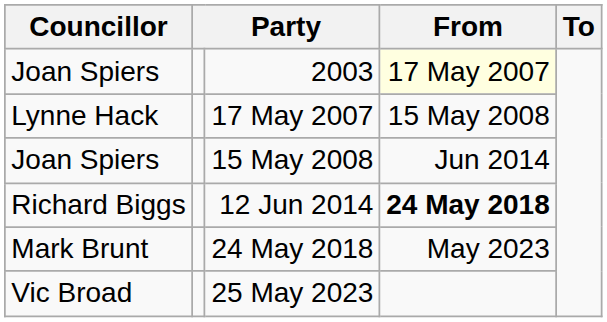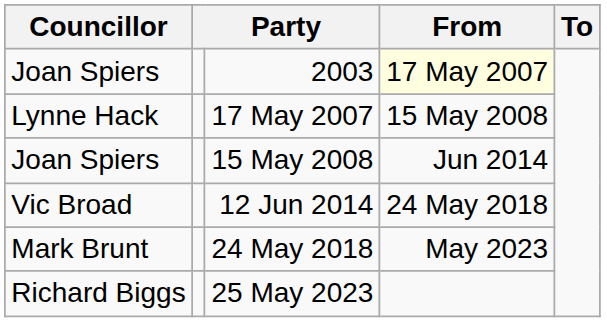(98, 204) Richard Biggs -> (72, 204) Vic Broad
(468, 204) bold -> (467, 204) normal
(72, 293) Vic Broad -> (98, 293) Richard Biggs
